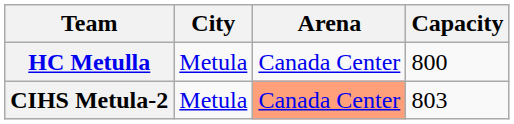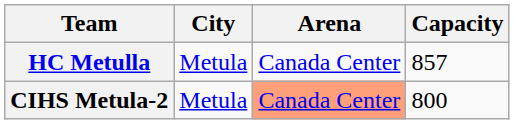(429, 61) 800 -> (429, 61) 857
(429, 99) 803 -> (429, 99) 800
